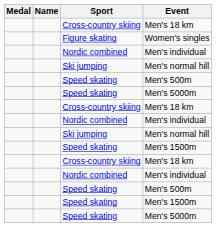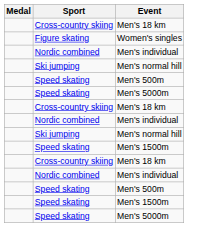- column: (47, 12)
